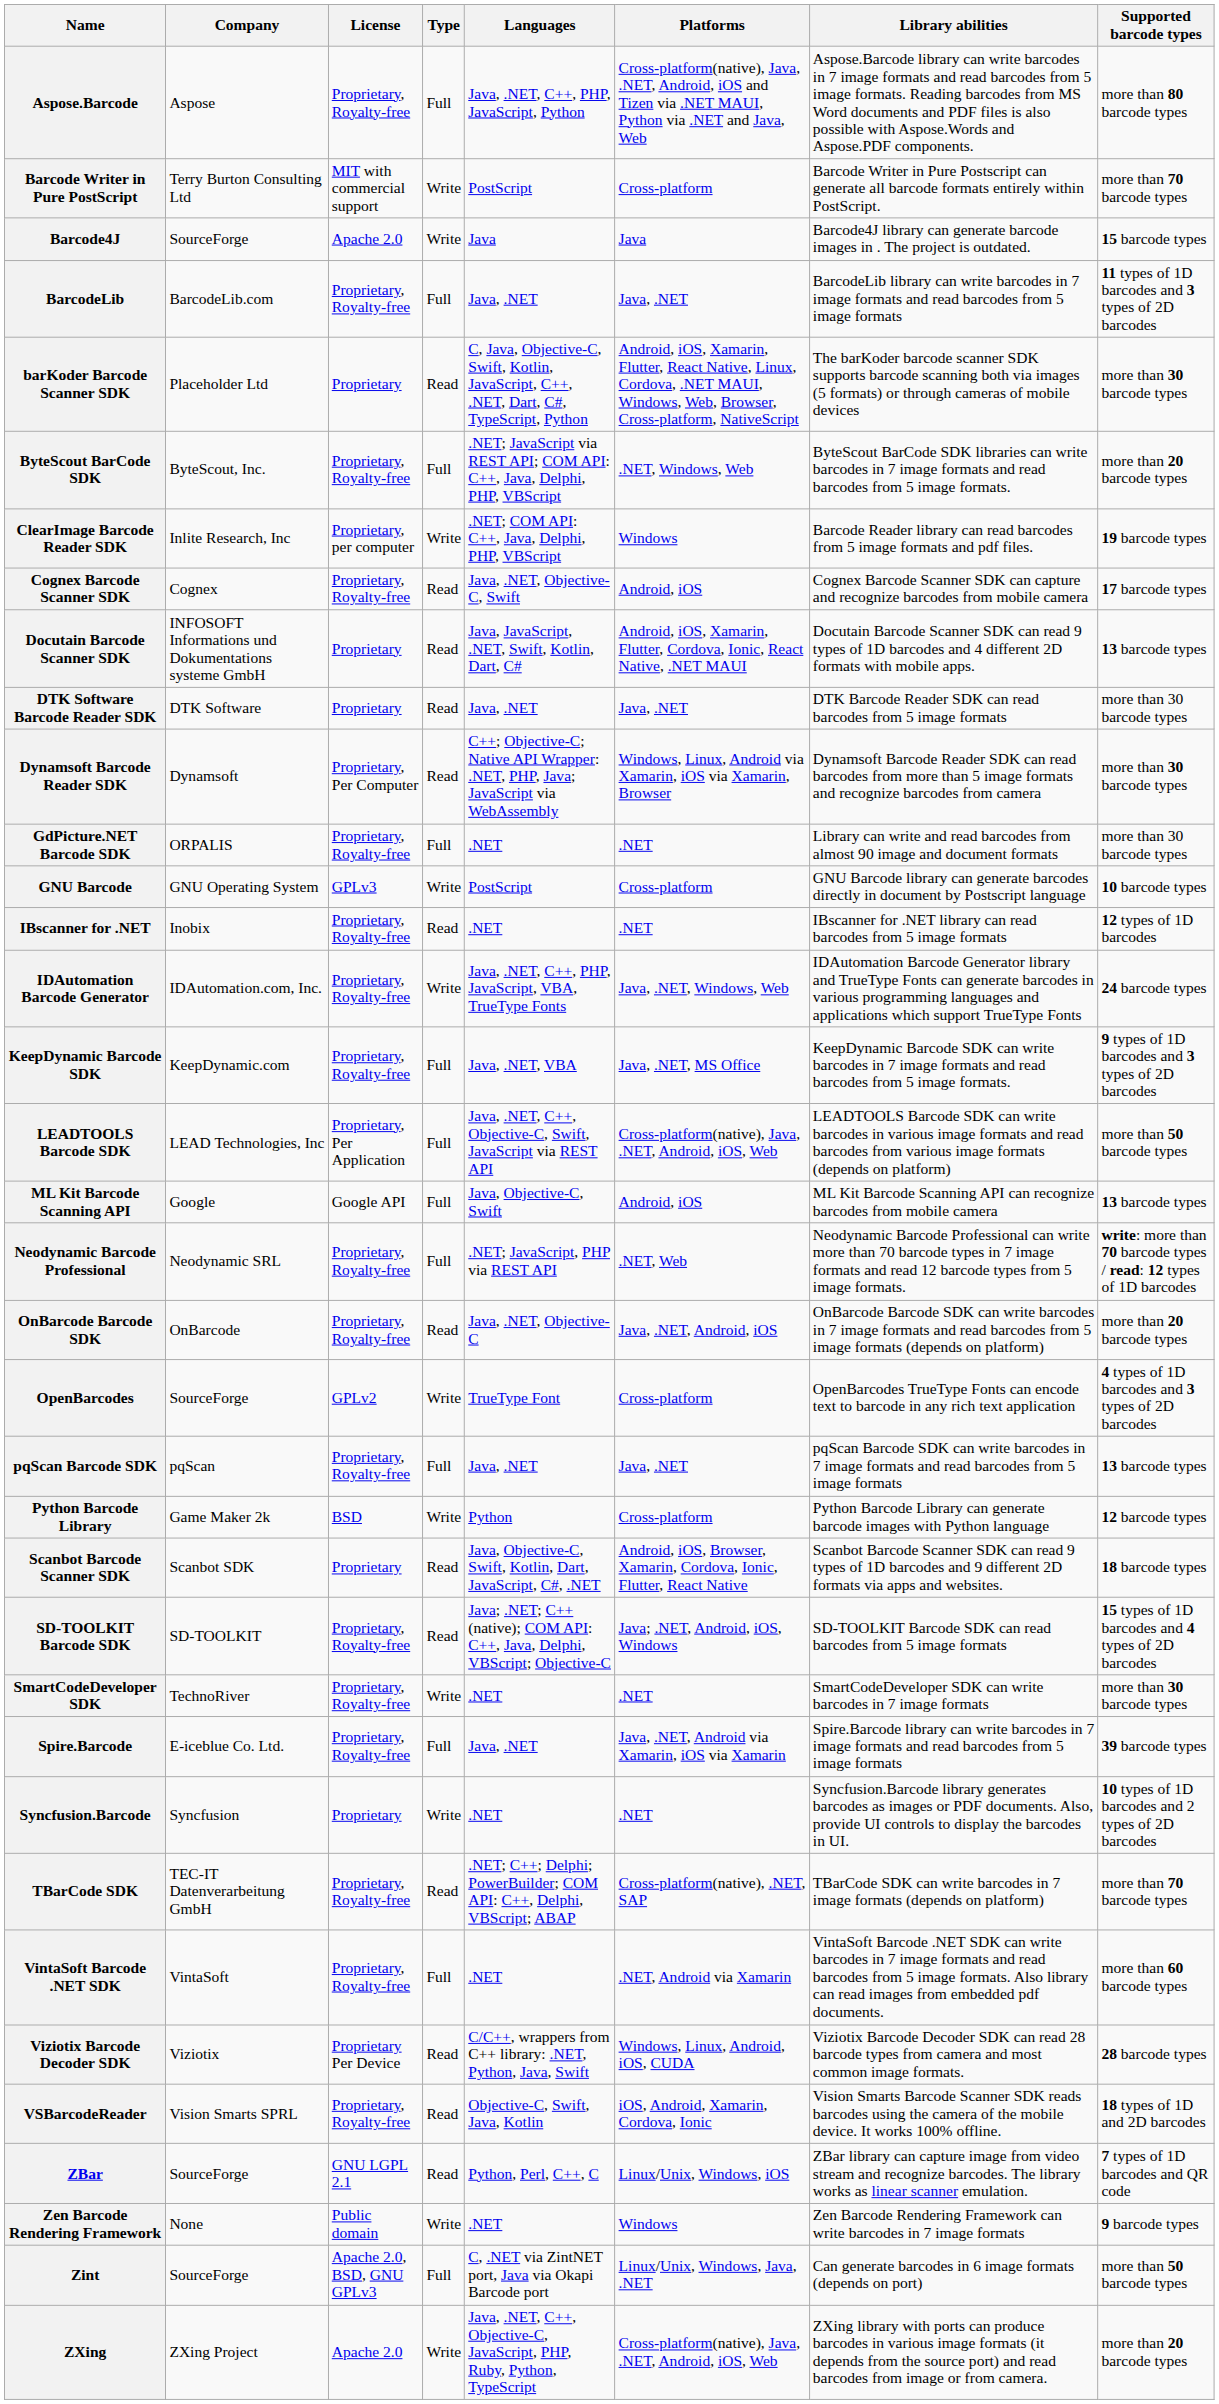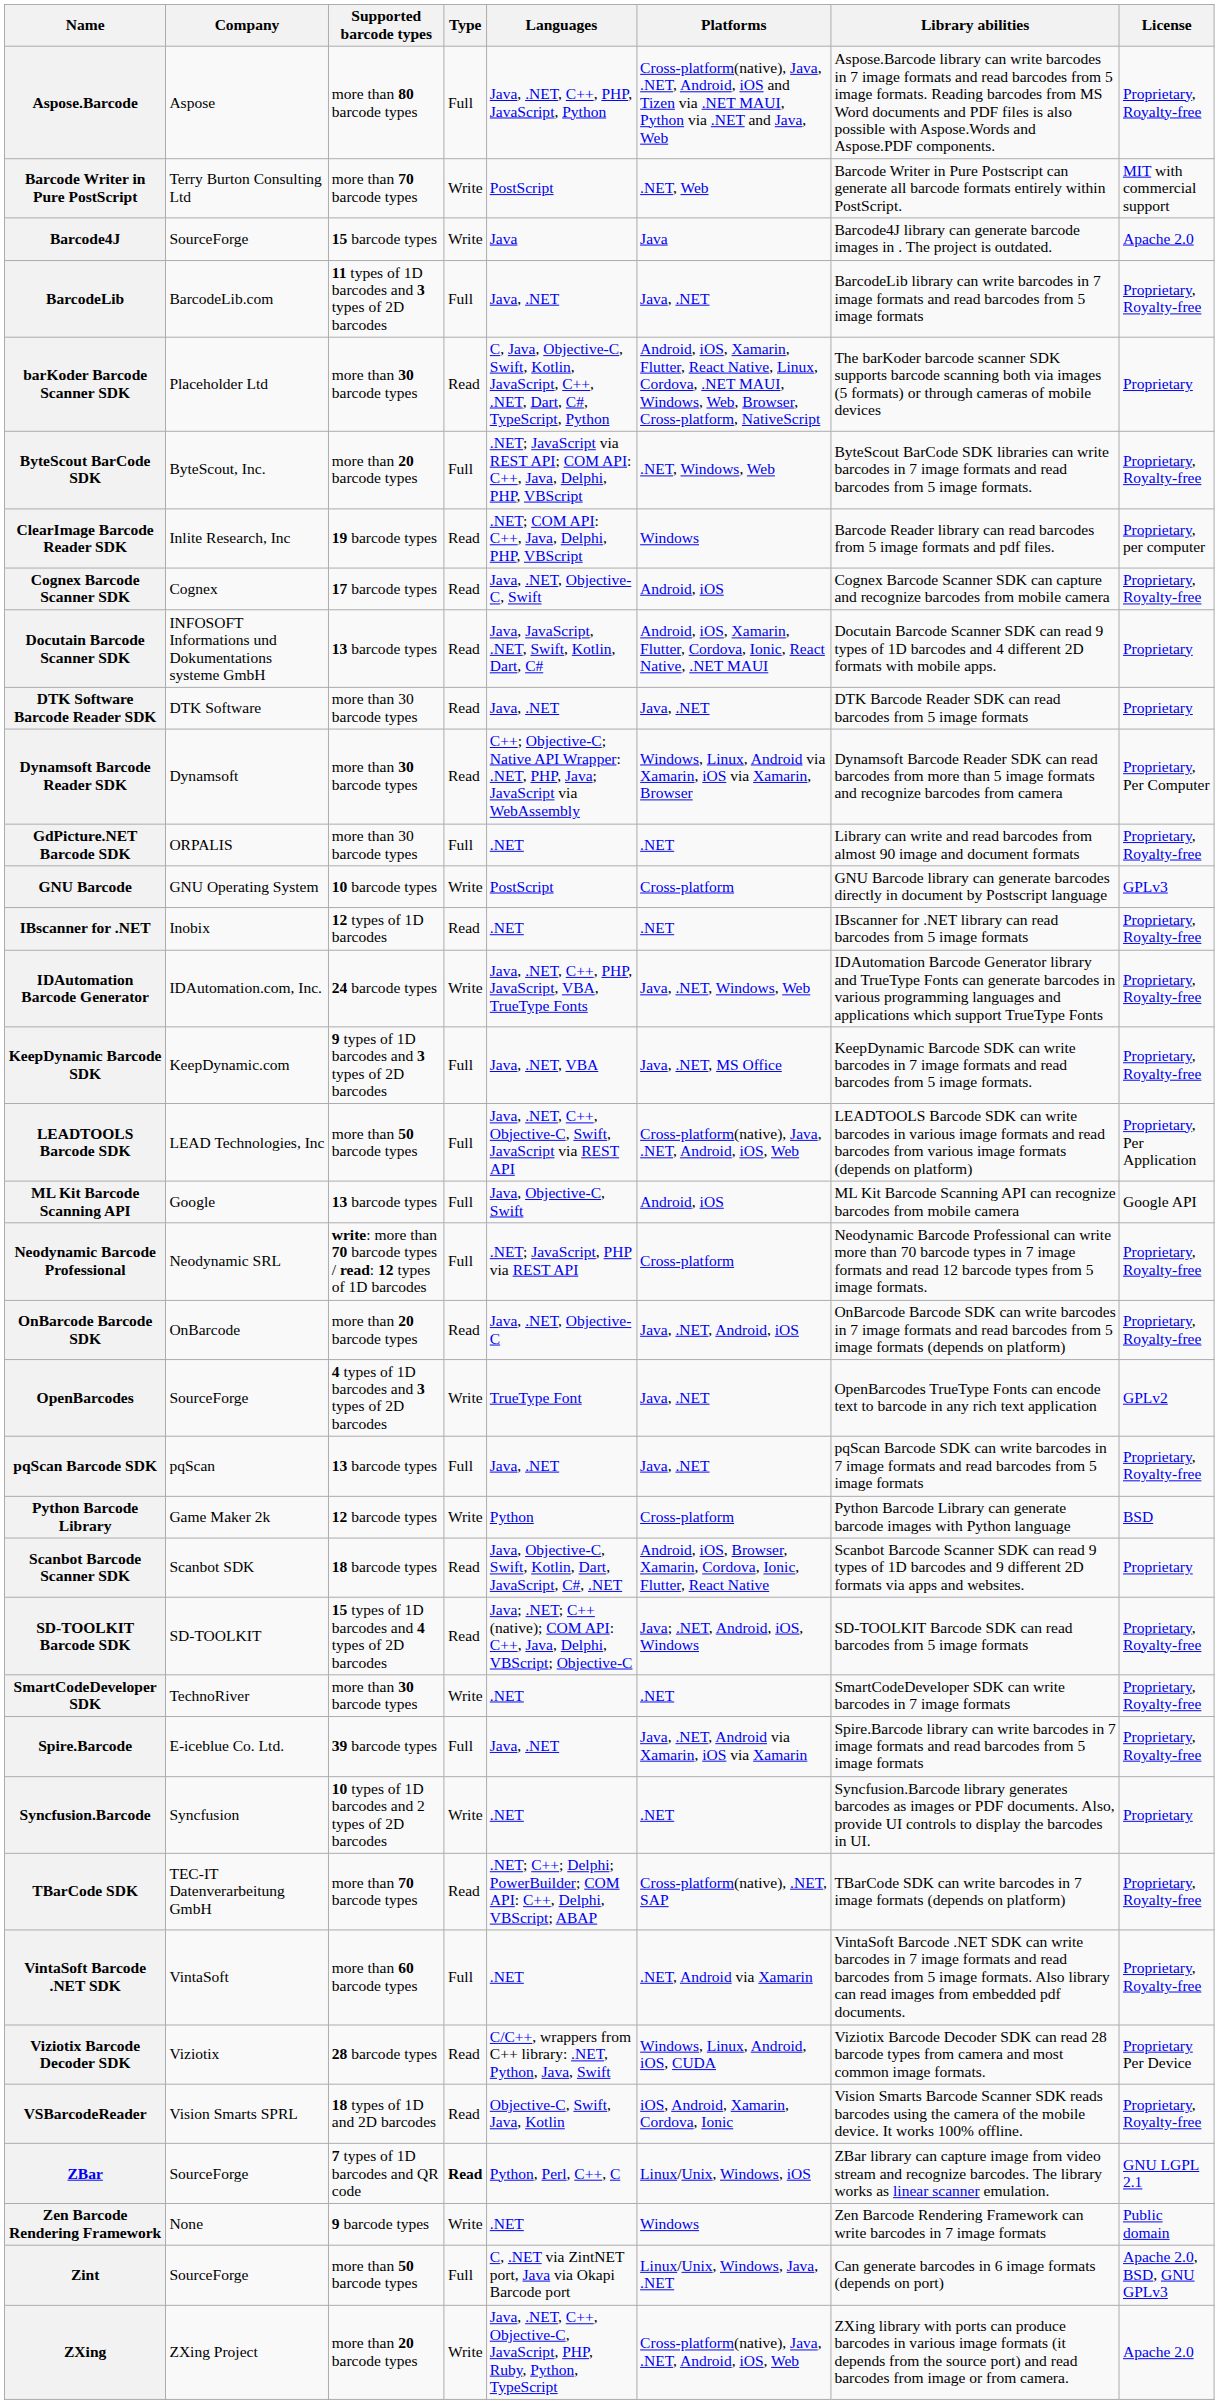columns swapped: (376, 25) <-> (1156, 25)
(666, 188) Cross-platform -> (674, 188) .NET, Web
(444, 538) Write -> (464, 538) Read
(653, 1261) .NET, Web -> (687, 1261) Cross-platform
(666, 1397) Cross-platform -> (675, 1397) Java, .NET
(442, 2173) normal -> (465, 2173) bold
